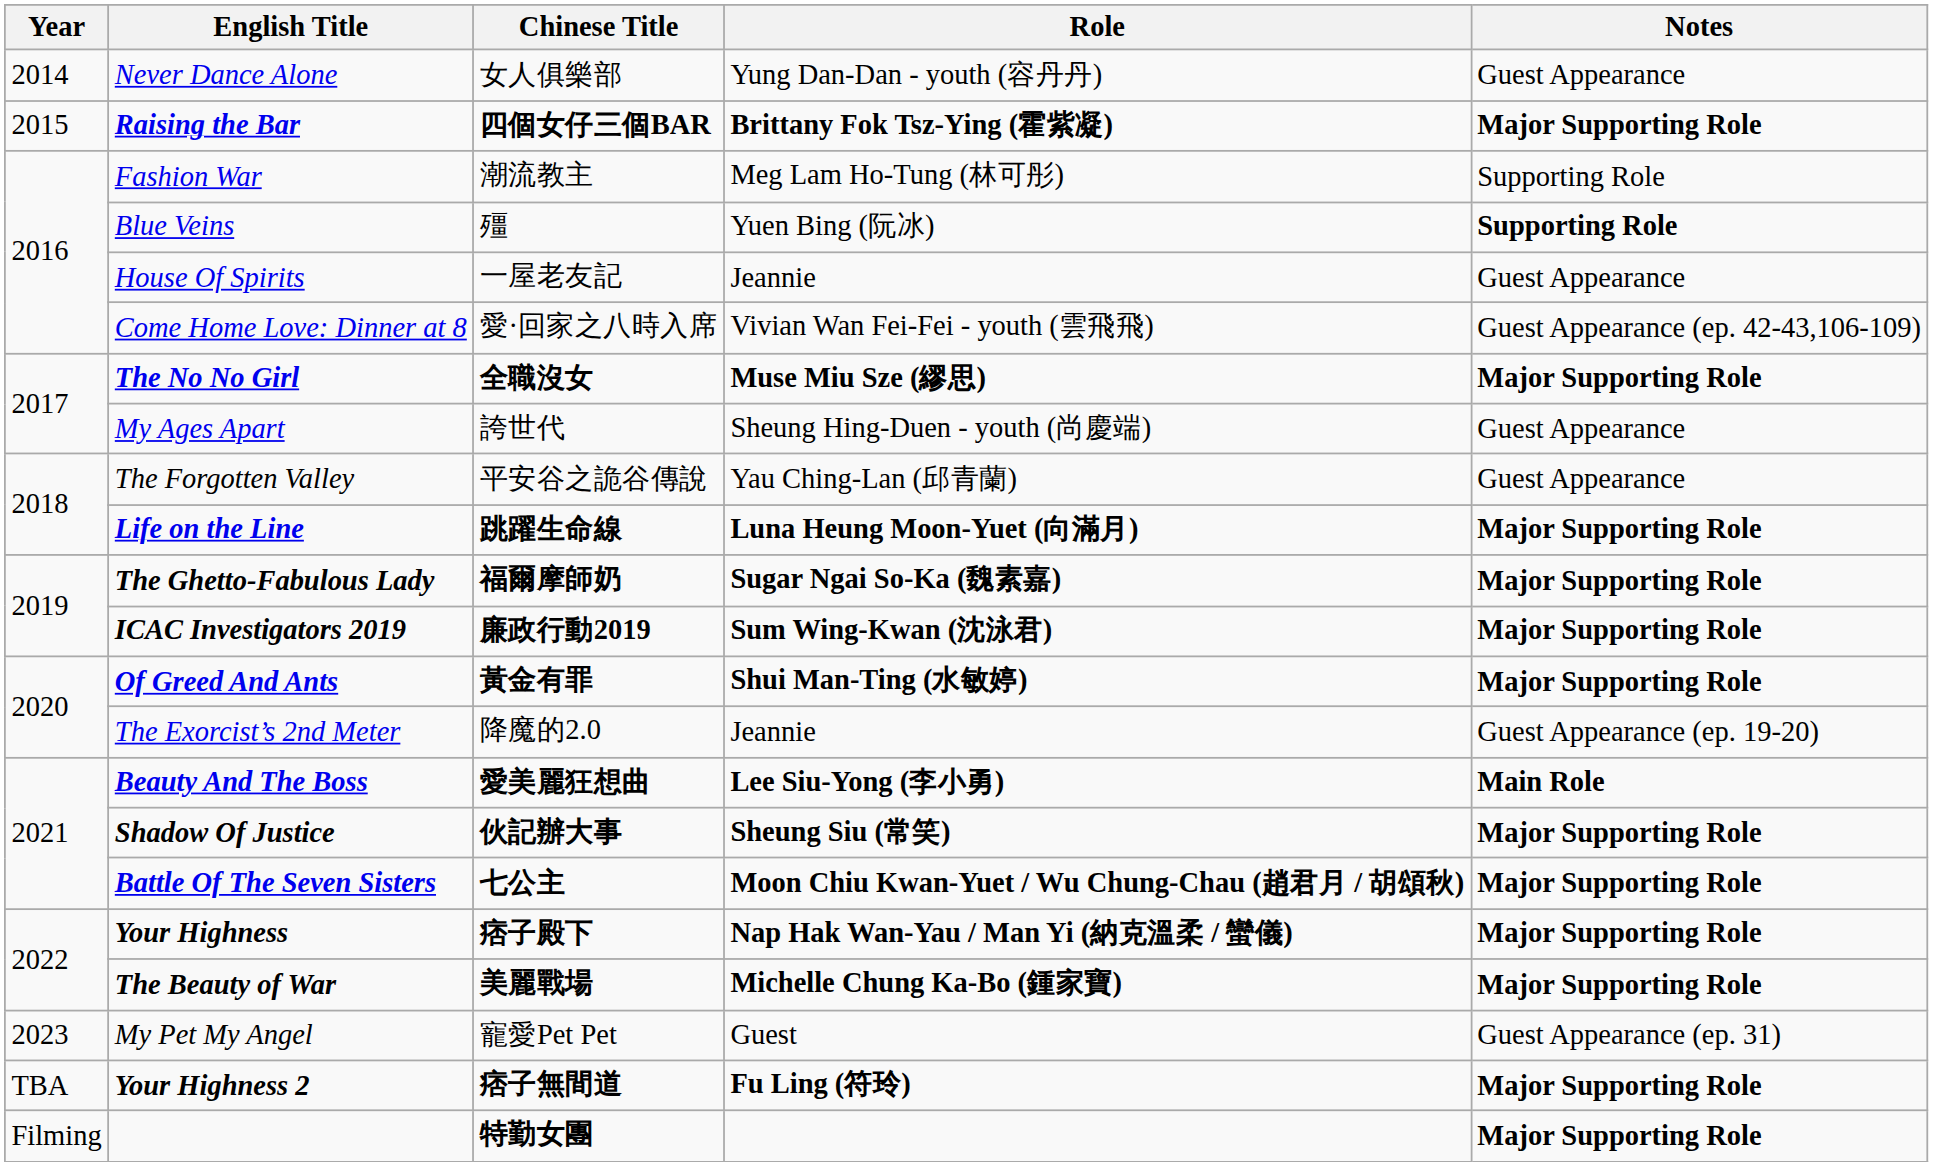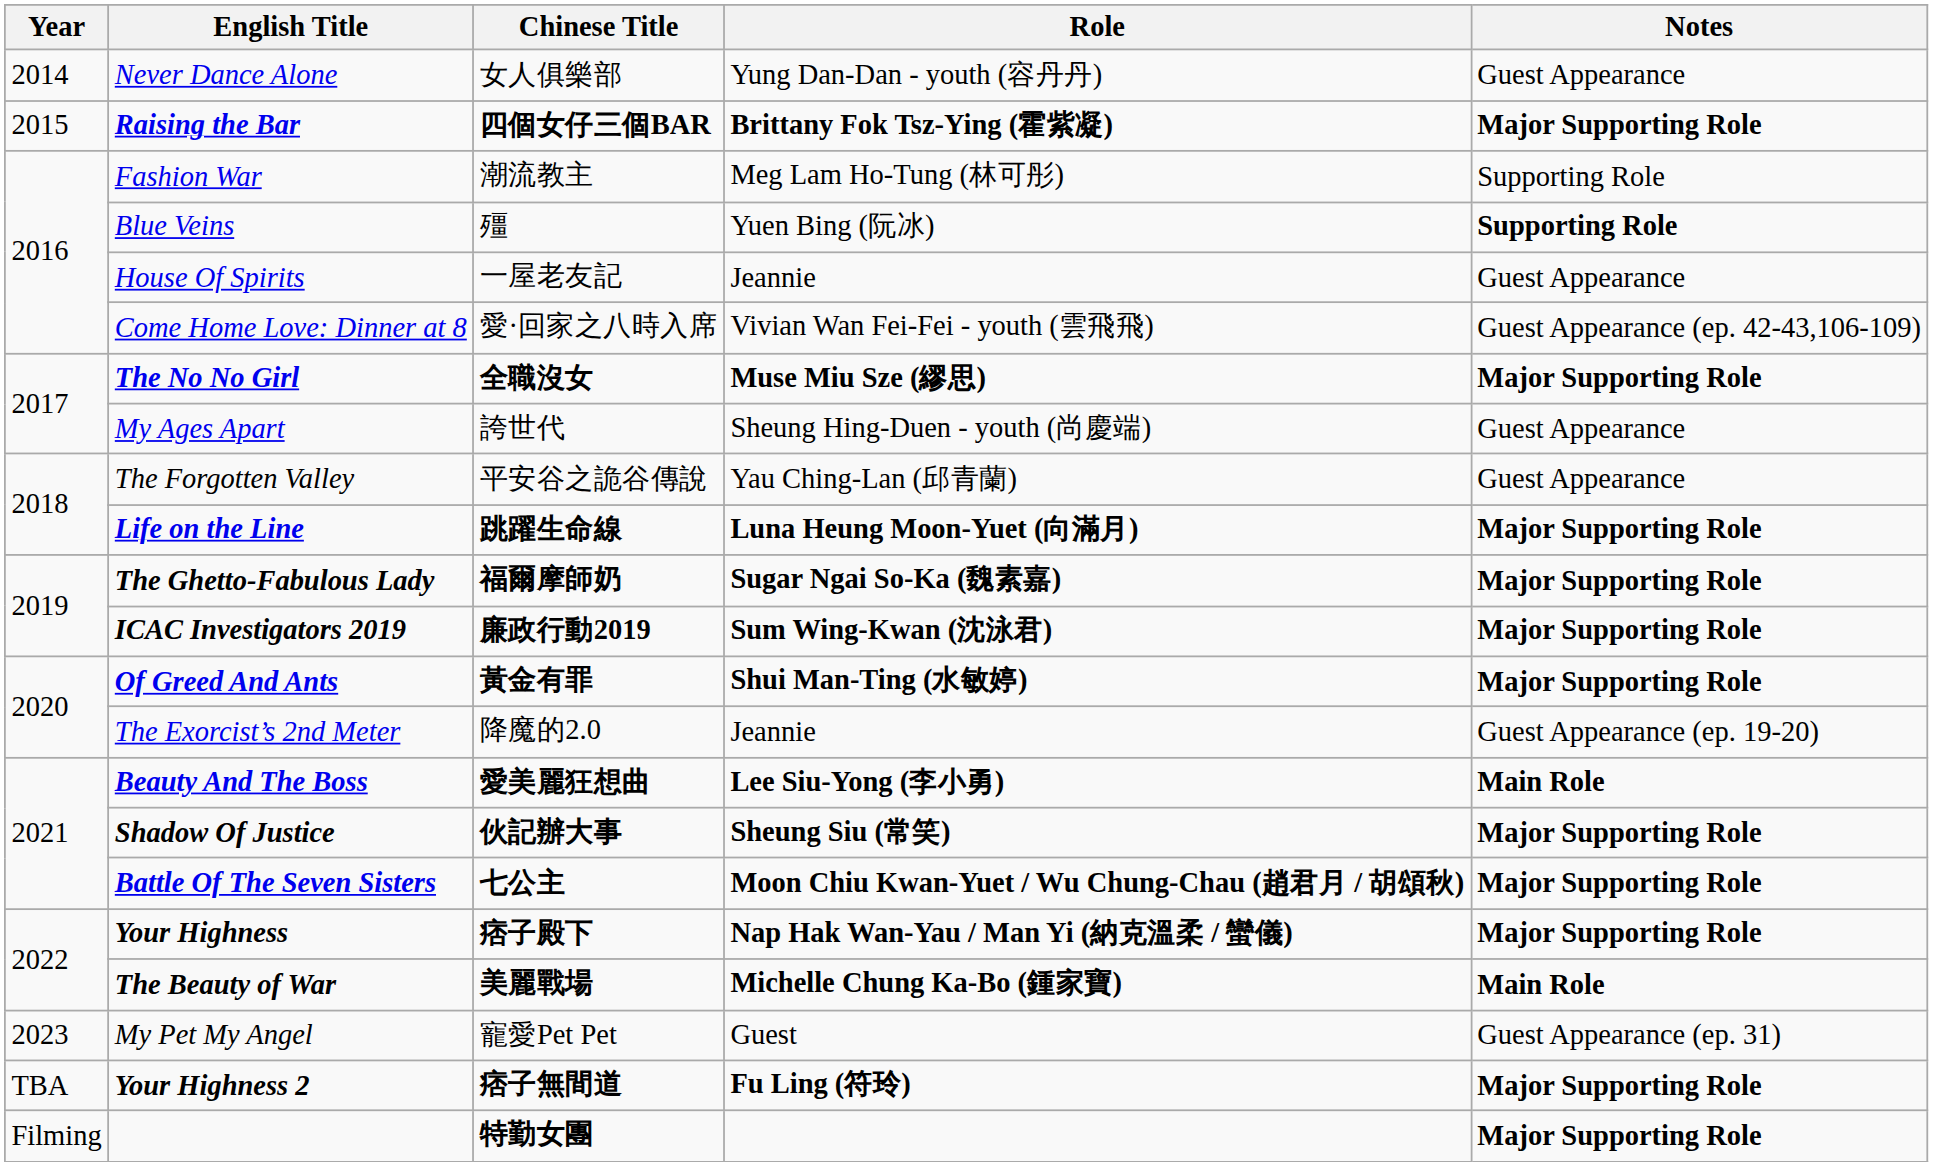(1619, 984) Major Supporting Role -> (1541, 984) Main Role
